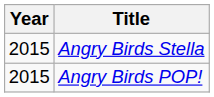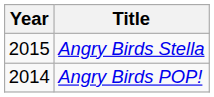(29, 77) 2015 -> (29, 77) 2014
